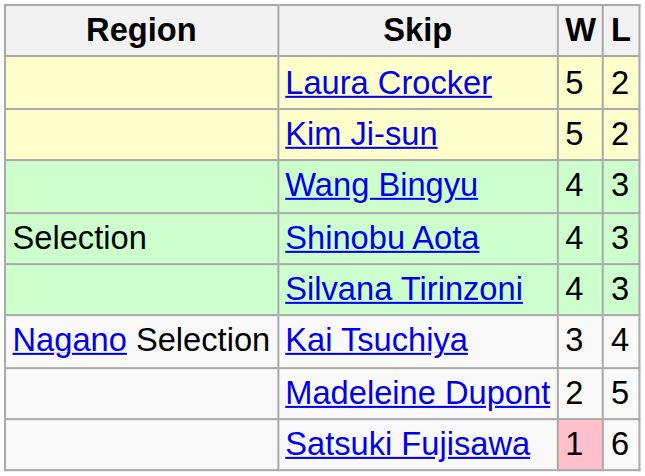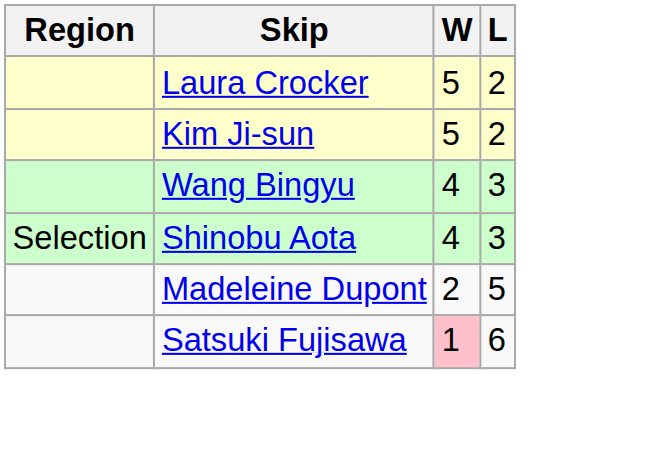- row: (404, 289)
- row: (377, 340)
